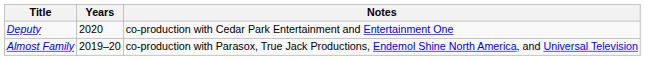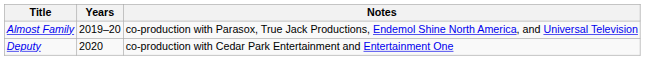rows swapped: (40, 47) <-> (24, 30)
